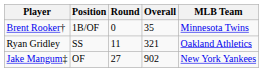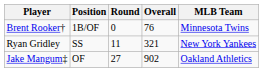(149, 28) 35 -> (149, 28) 76
(216, 43) Oakland Athletics -> (218, 43) New York Yankees
(218, 59) New York Yankees -> (216, 59) Oakland Athletics
